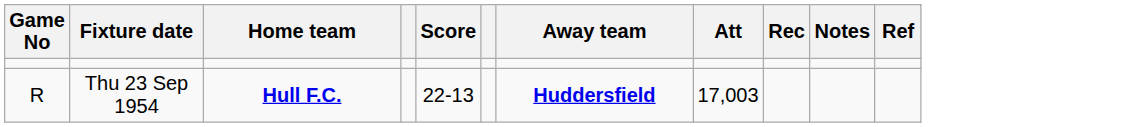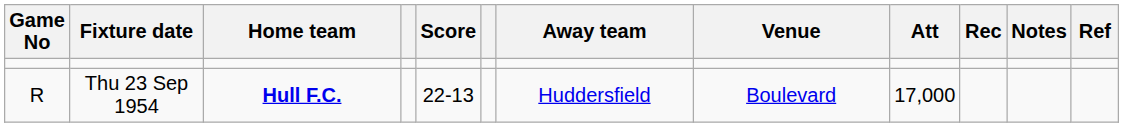+ column: (791, 31)
(594, 95) bold -> (594, 95) normal
(728, 95) 17,003 -> (925, 95) 17,000
